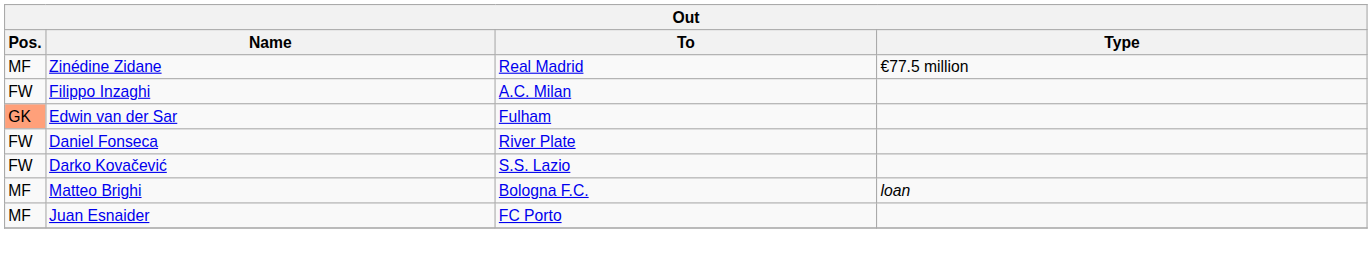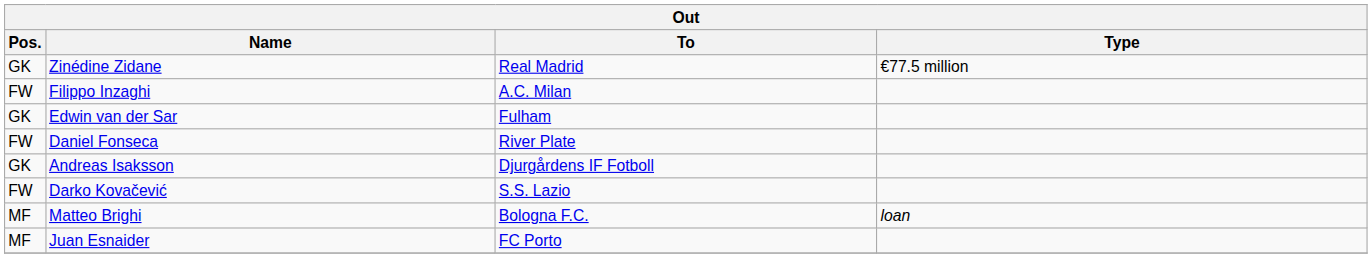(20, 67) MF -> (20, 67) GK
(20, 117) lightsalmon background -> (20, 117) no background
+ row: (111, 166)
